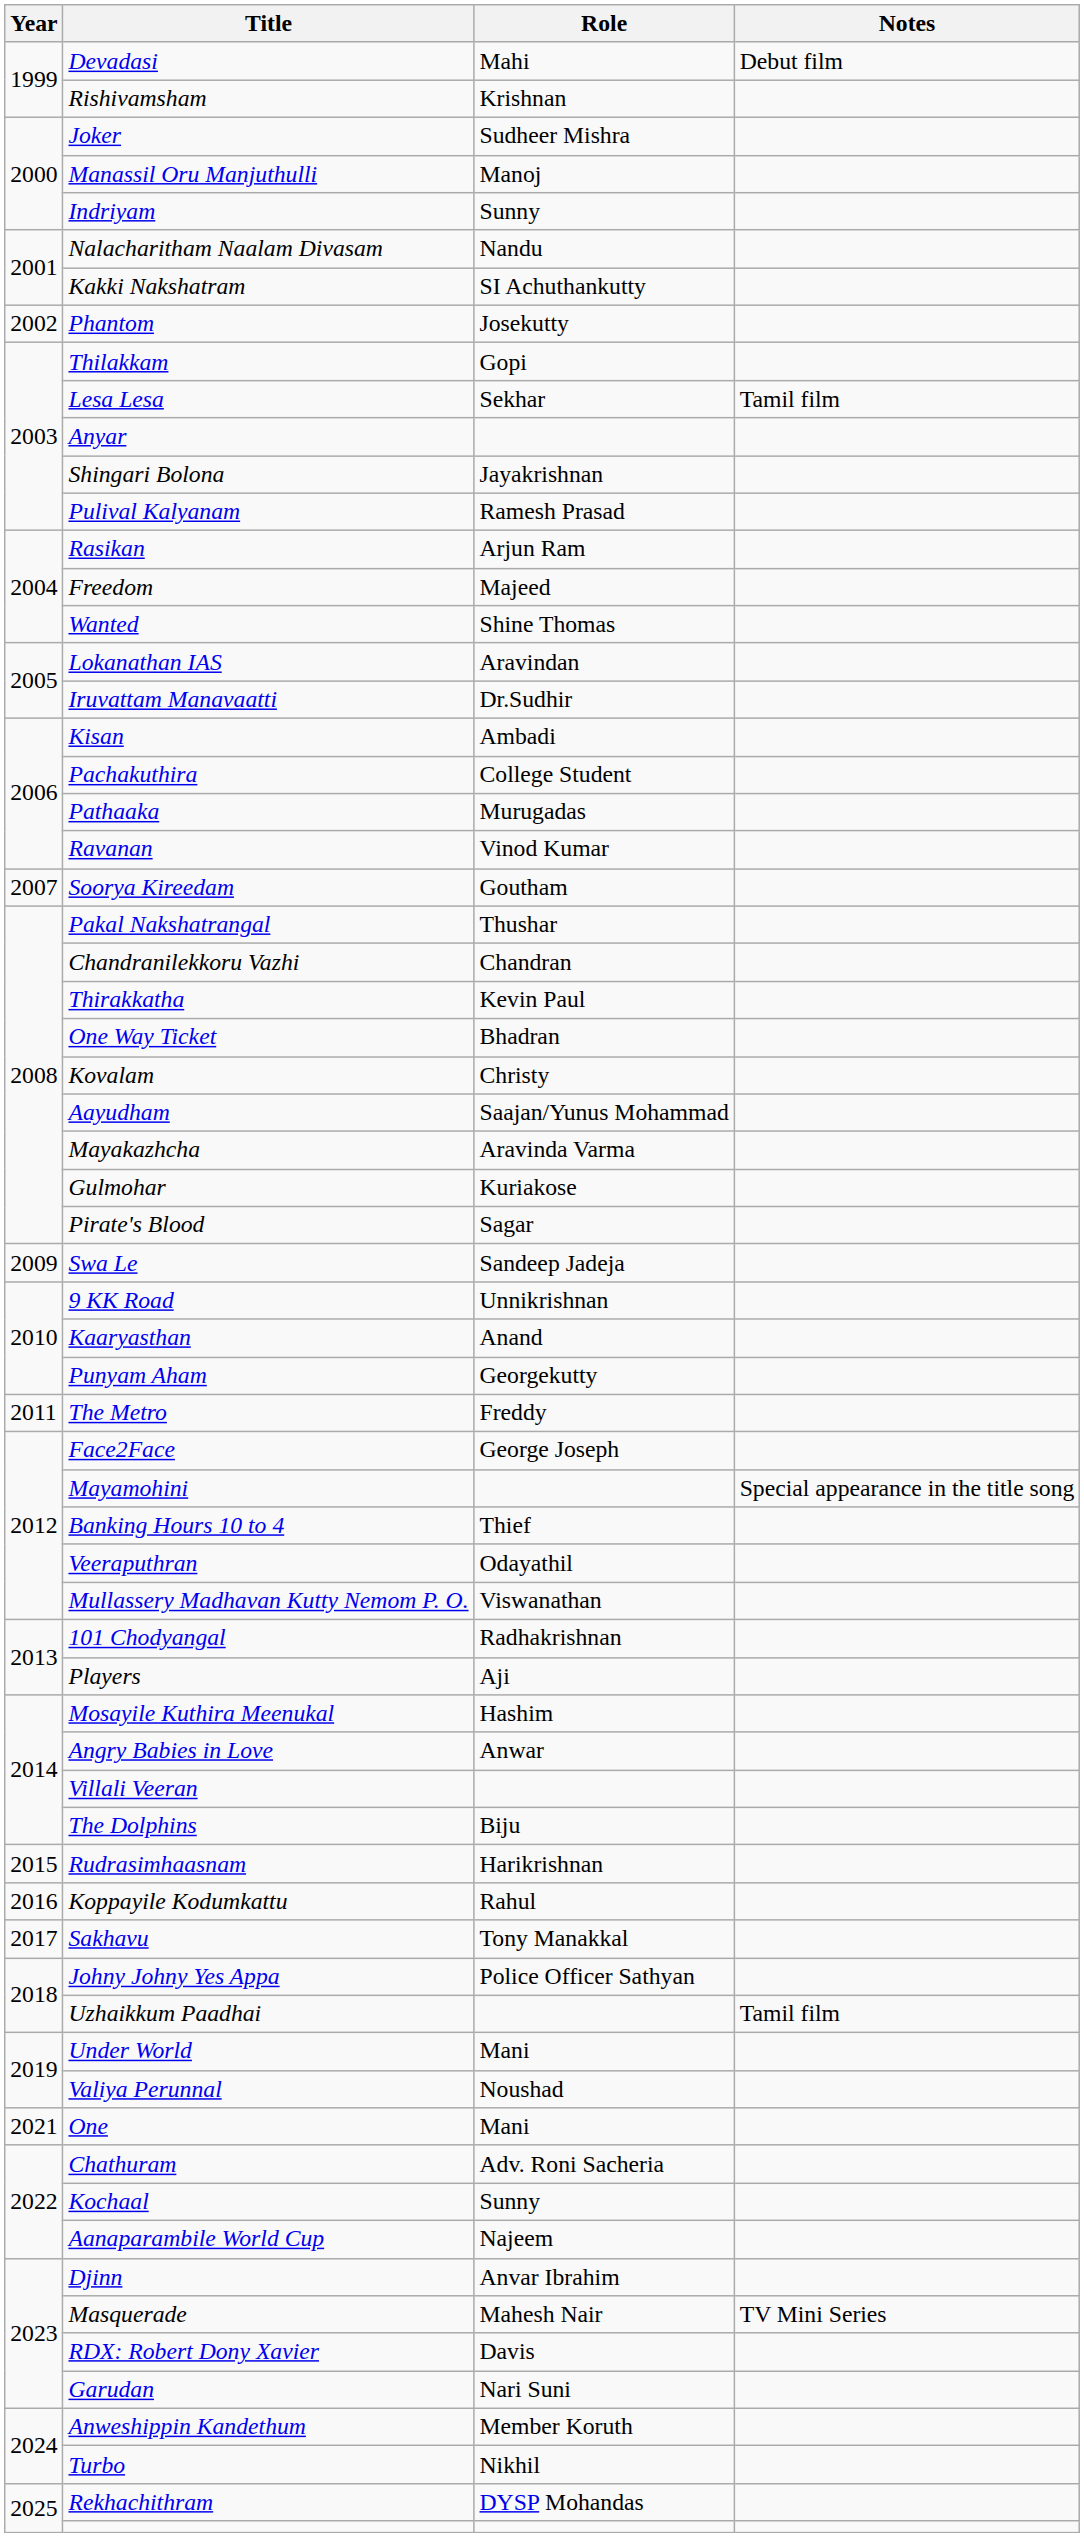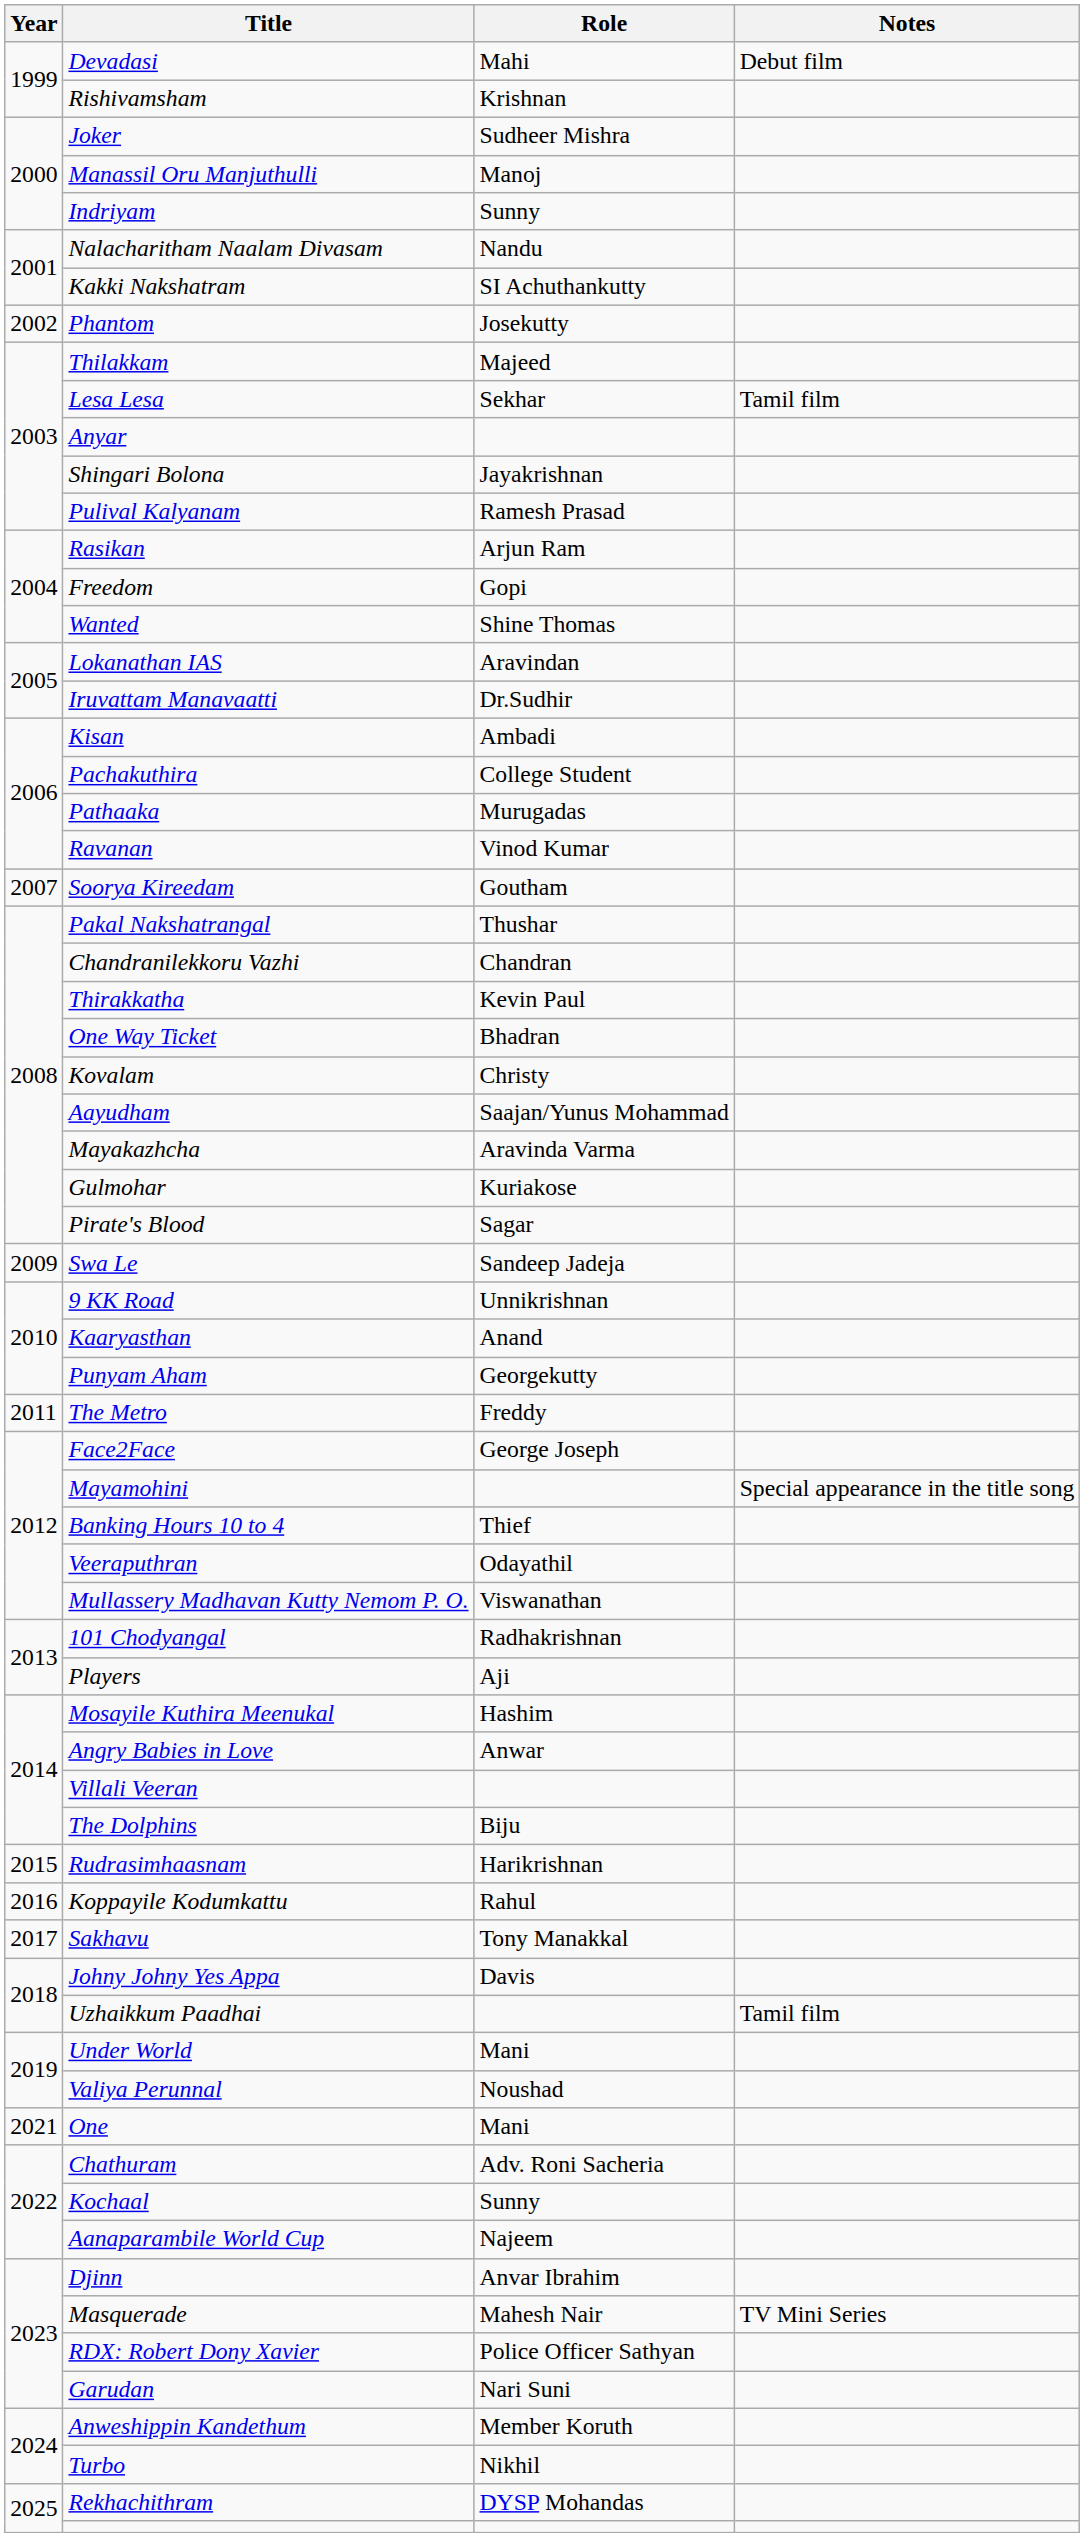(503, 361) Gopi -> (515, 361) Majeed
(515, 586) Majeed -> (503, 586) Gopi
(587, 1976) Police Officer Sathyan -> (507, 1976) Davis
(507, 2351) Davis -> (587, 2351) Police Officer Sathyan
